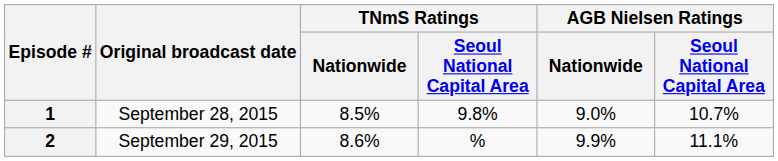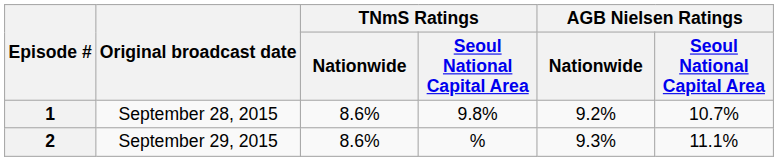(360, 113) 8.5% -> (360, 113) 8.6%
(596, 113) 9.0% -> (596, 113) 9.2%
(596, 141) 9.9% -> (596, 141) 9.3%
